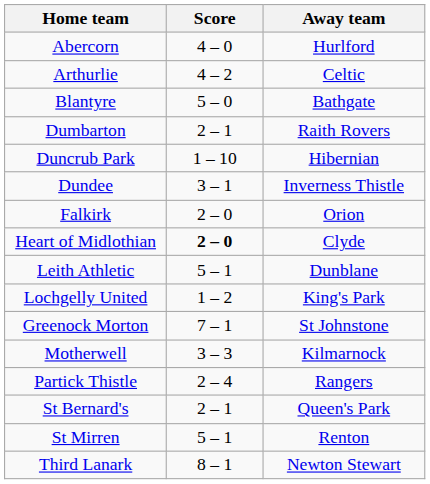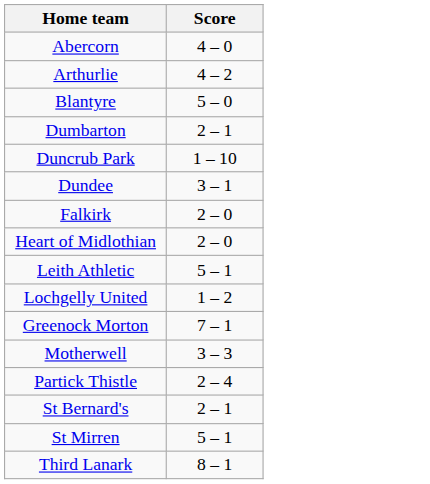- column: (344, 18)
(215, 241) bold -> (215, 241) normal
